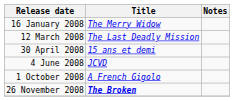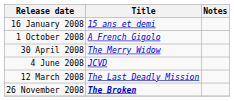(124, 24) The Merry Widow -> (122, 24) 15 ans et demi
rows swapped: (52, 37) <-> (50, 77)
(122, 50) 15 ans et demi -> (124, 50) The Merry Widow
